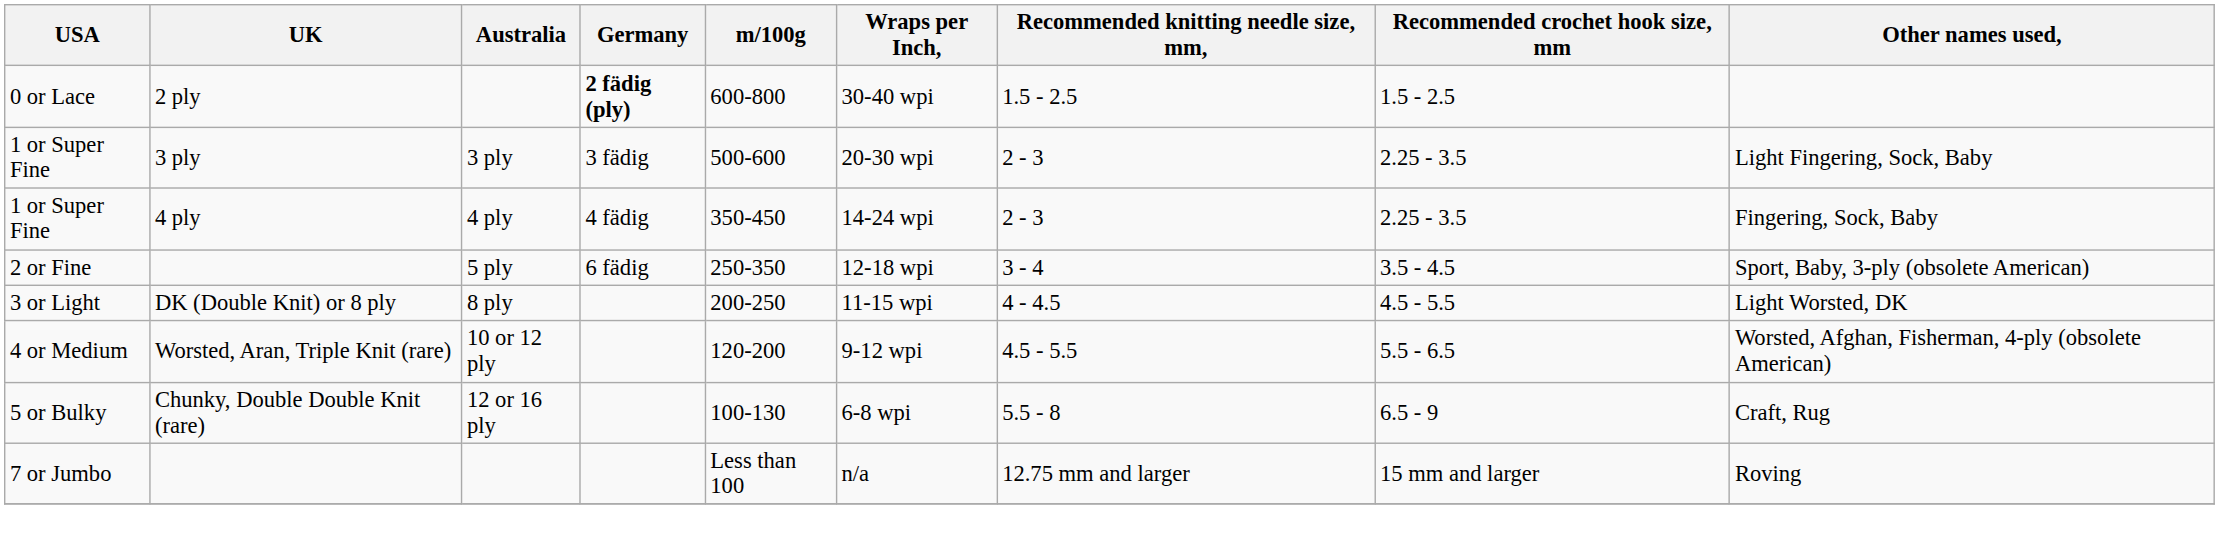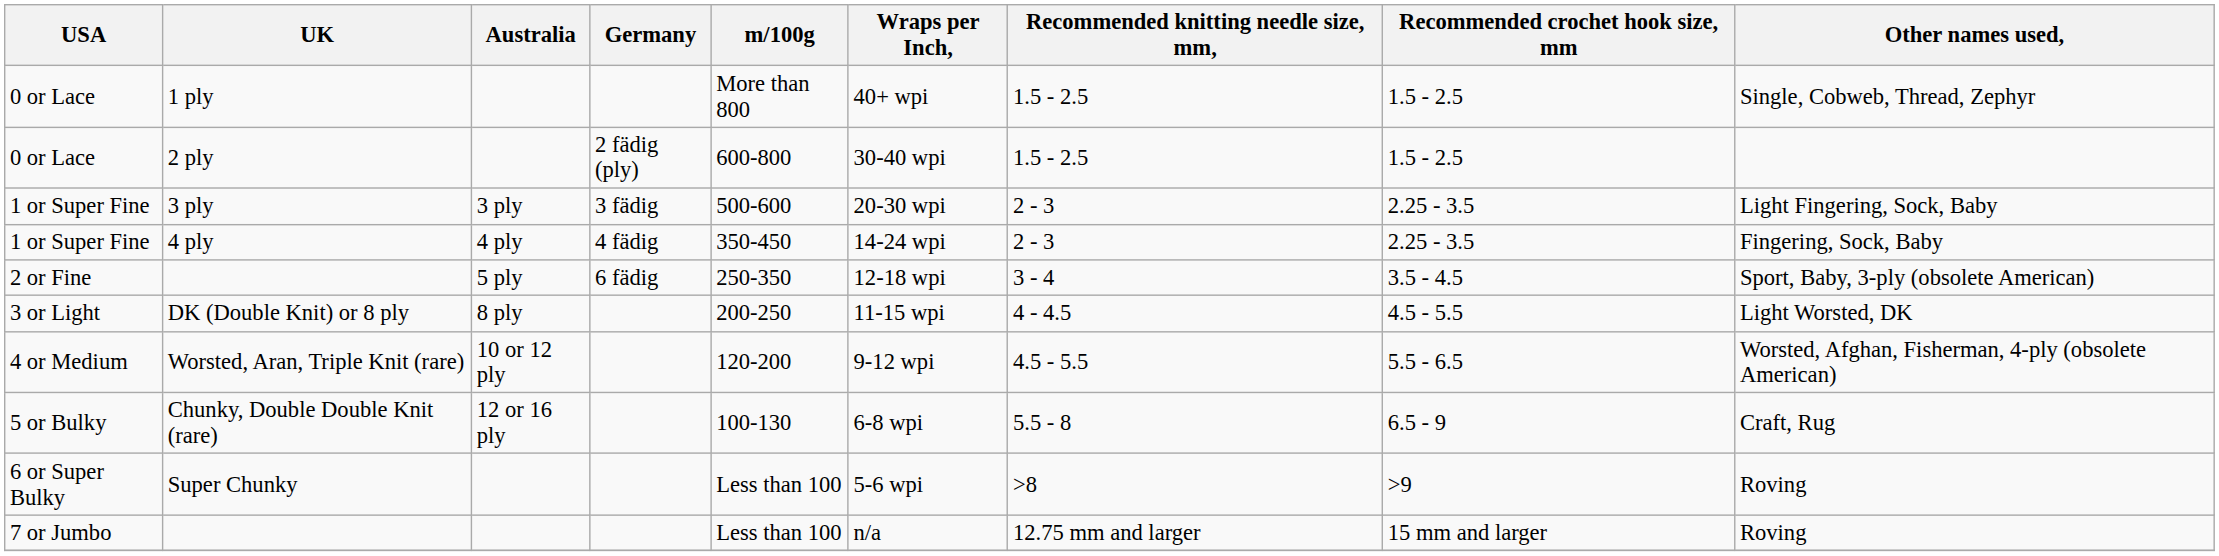+ row: (52, 96)
(618, 96) bold -> (627, 157) normal
+ row: (57, 483)
